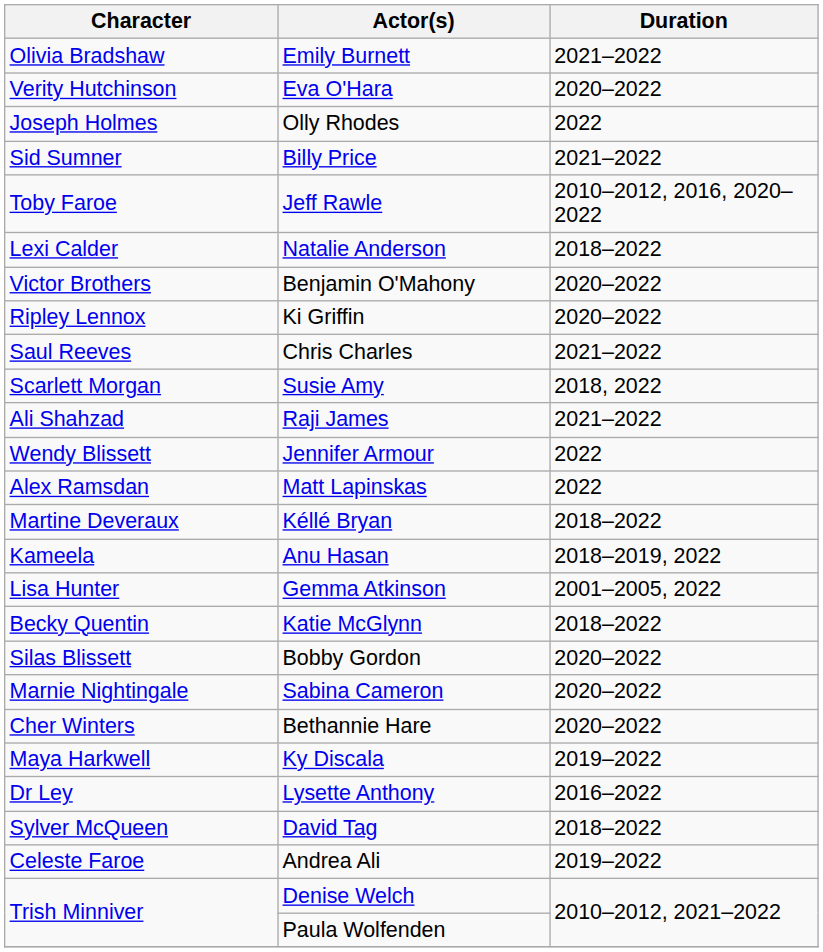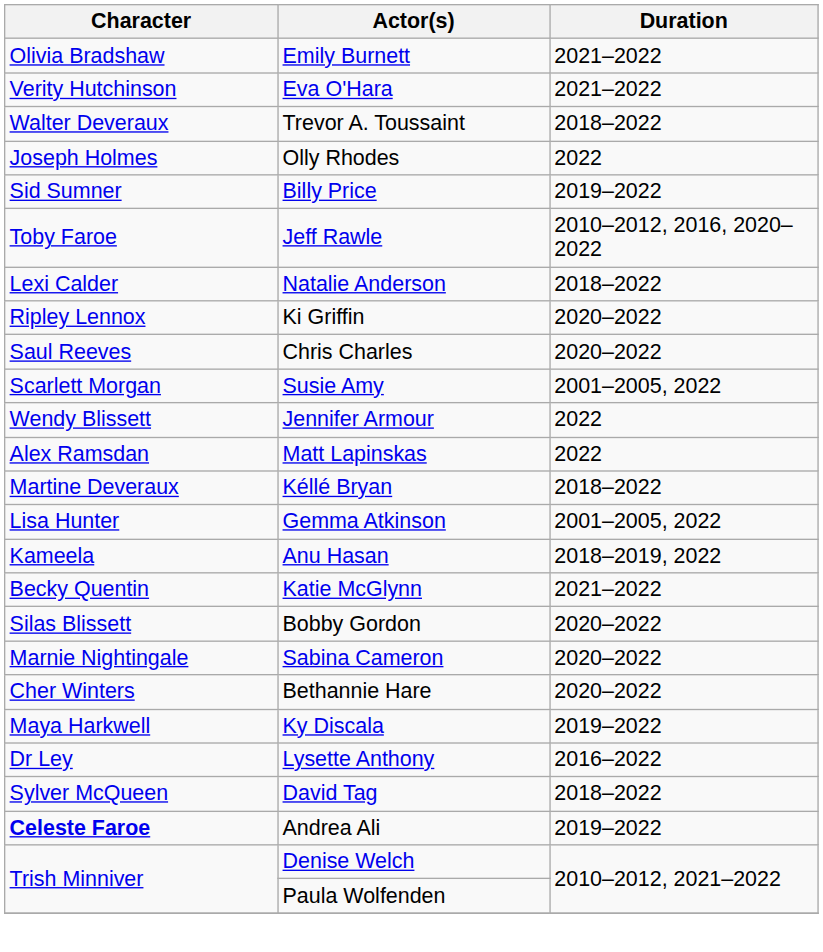(608, 89) 2020–2022 -> (608, 89) 2021–2022
+ row: (374, 123)
(608, 157) 2021–2022 -> (608, 191) 2019–2022
- row: (379, 283)
(608, 351) 2021–2022 -> (608, 351) 2020–2022
(608, 385) 2018, 2022 -> (638, 385) 2001–2005, 2022
- row: (336, 419)
rows swapped: (364, 589) <-> (336, 555)
(608, 623) 2018–2022 -> (608, 589) 2021–2022
(77, 861) normal -> (80, 827) bold
